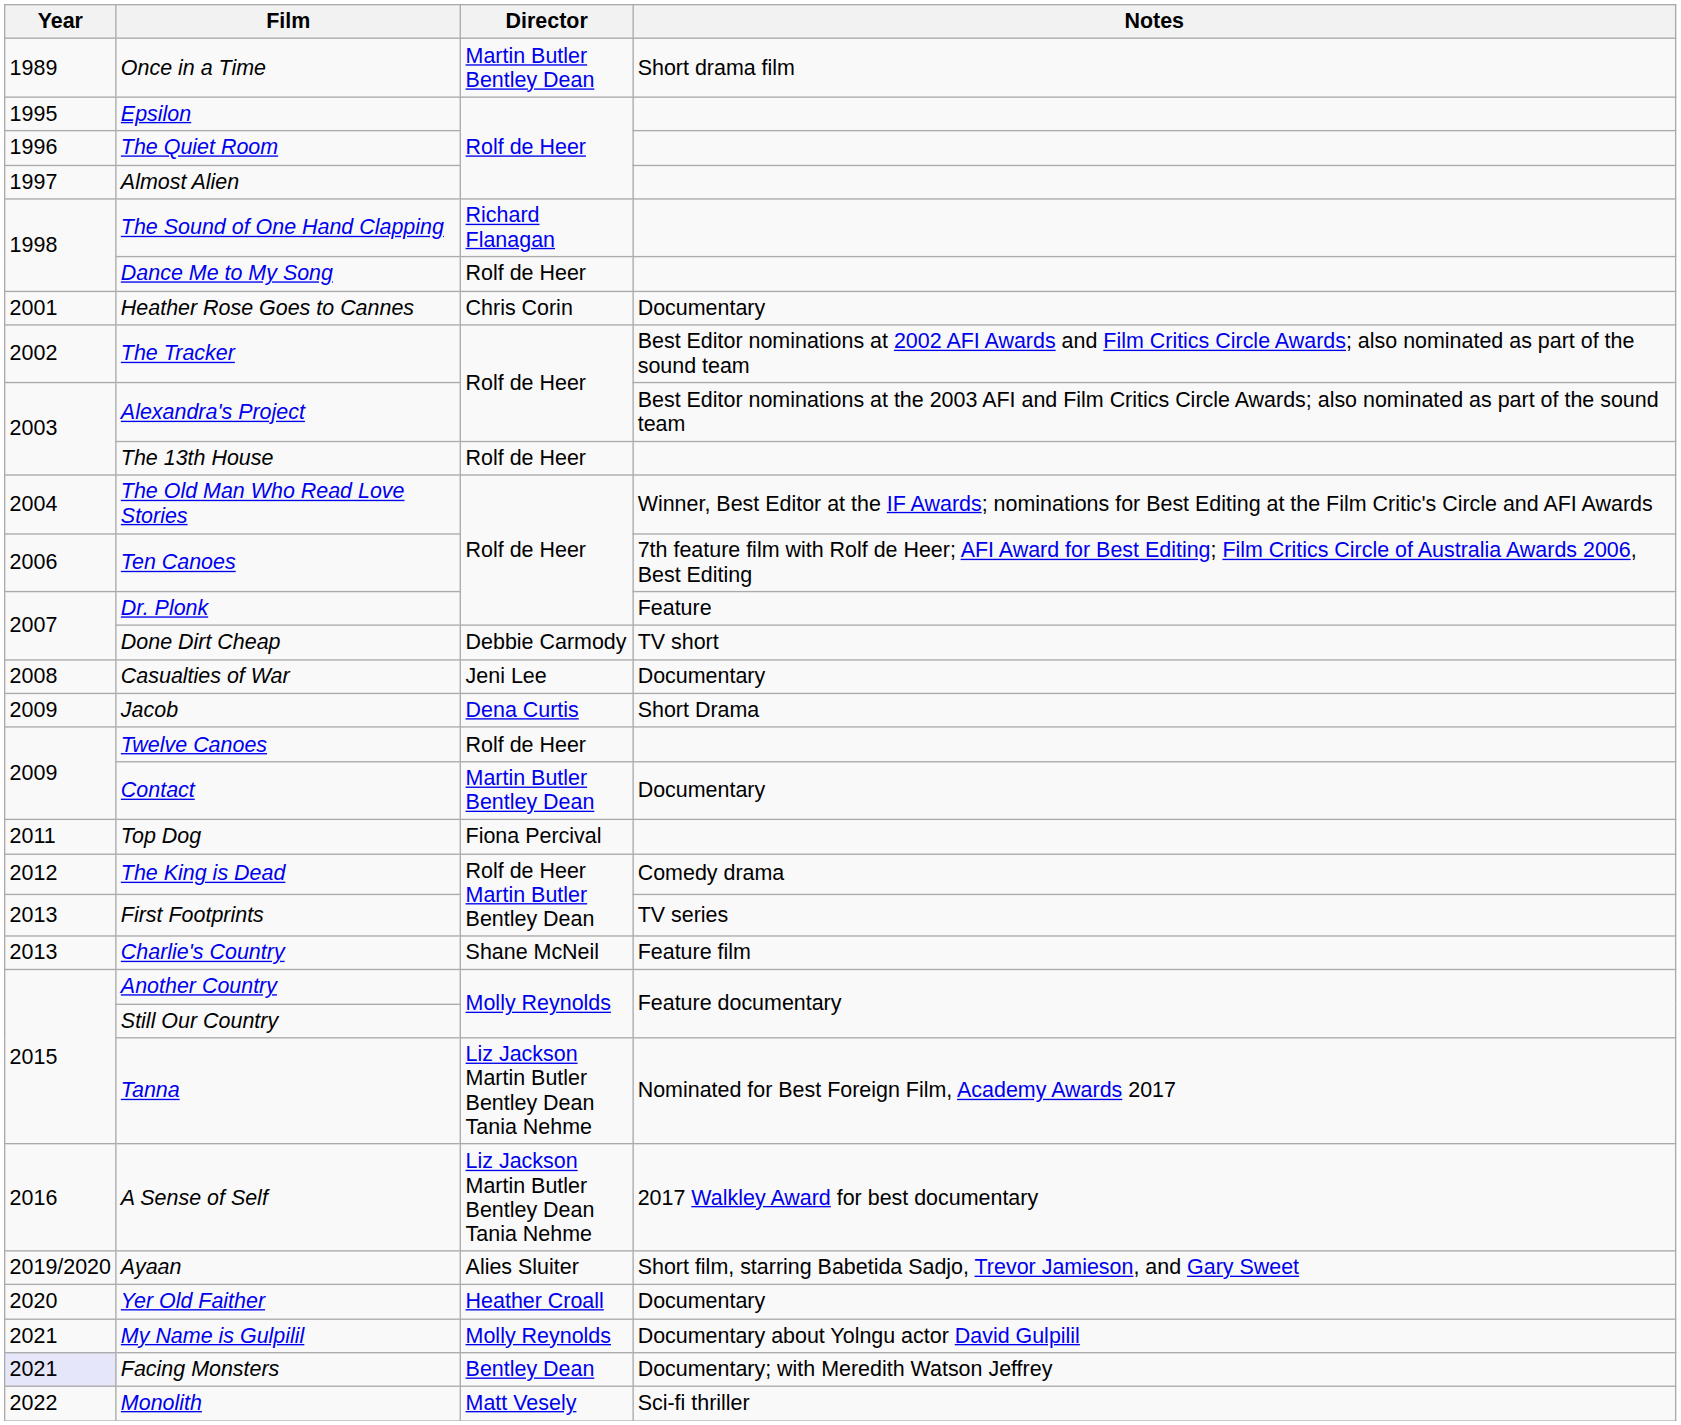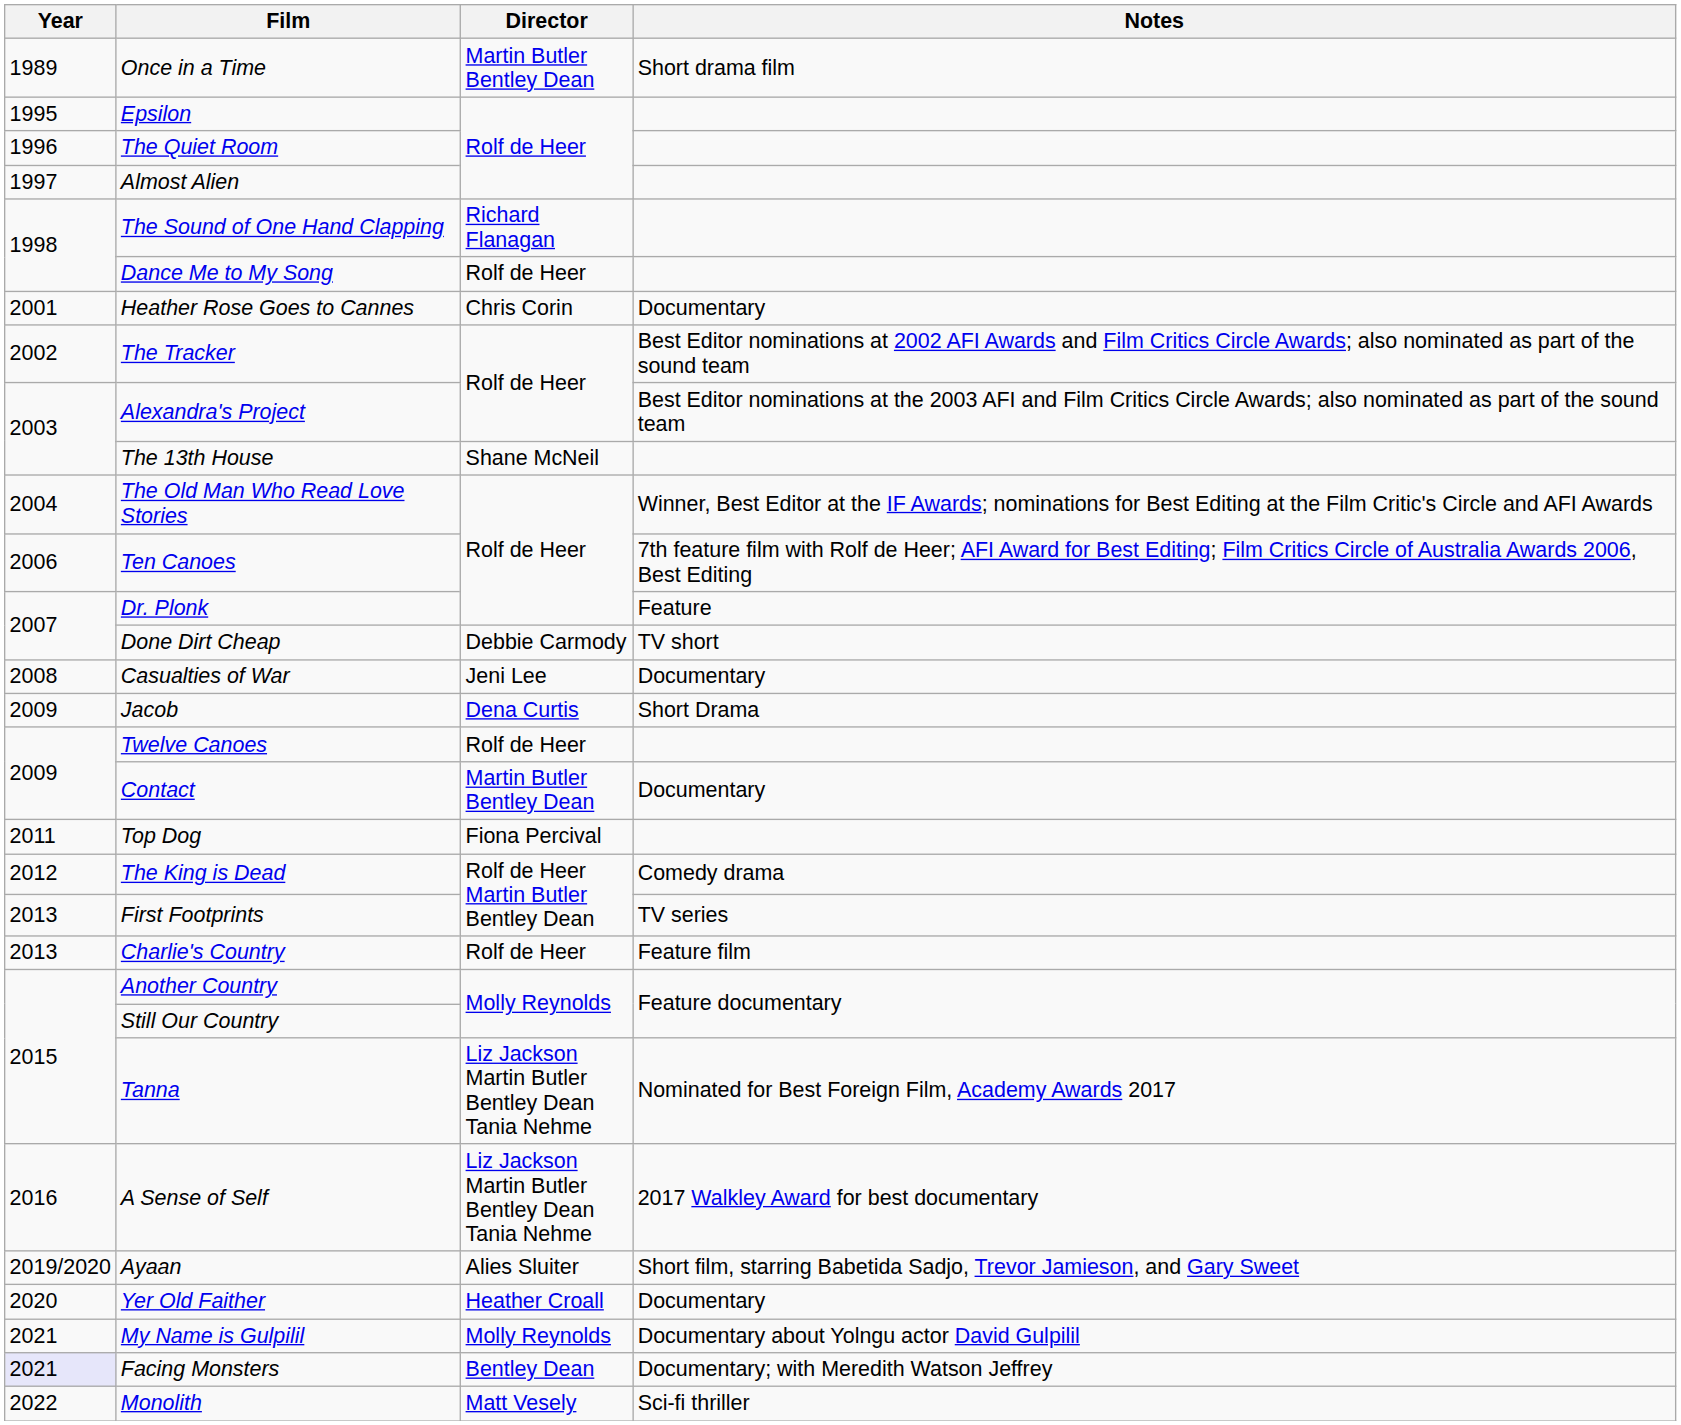(526, 458) Rolf de Heer -> (532, 458) Shane McNeil
(532, 952) Shane McNeil -> (526, 952) Rolf de Heer
